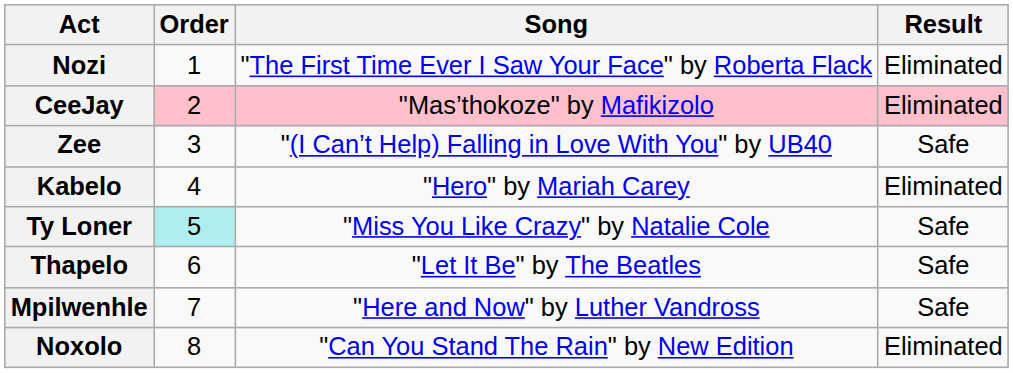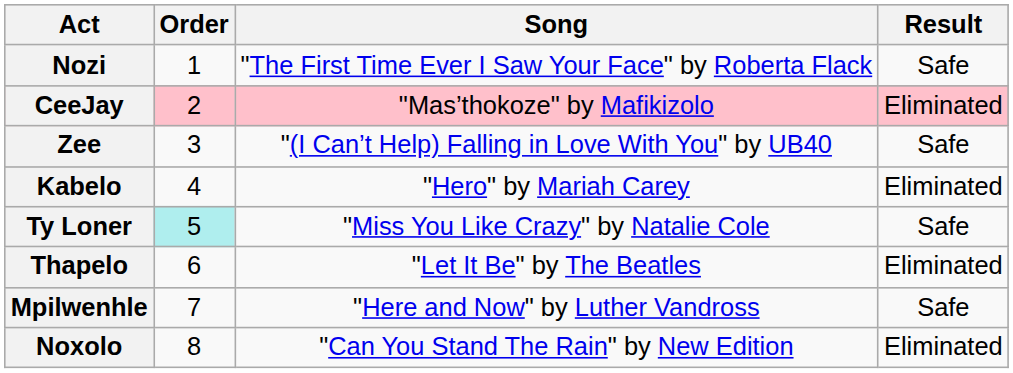(943, 65) Eliminated -> (943, 65) Safe
(943, 266) Safe -> (943, 266) Eliminated
